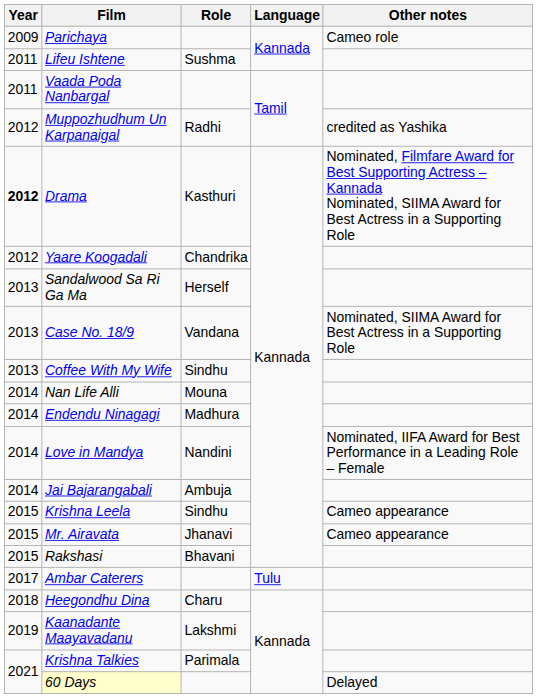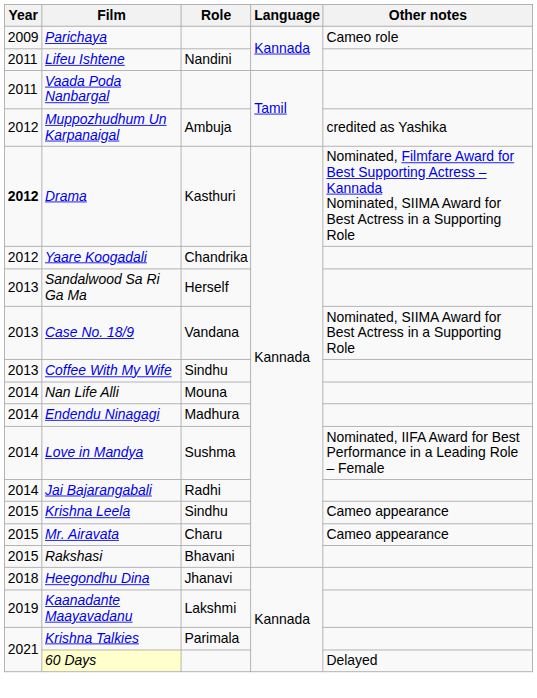(210, 59) Sushma -> (208, 59) Nandini
(203, 127) Radhi -> (208, 127) Ambuja
(208, 452) Nandini -> (210, 452) Sushma
(208, 490) Ambuja -> (203, 490) Radhi
(208, 534) Jhanavi -> (203, 534) Charu
- row: (94, 578)
(203, 600) Charu -> (208, 578) Jhanavi
